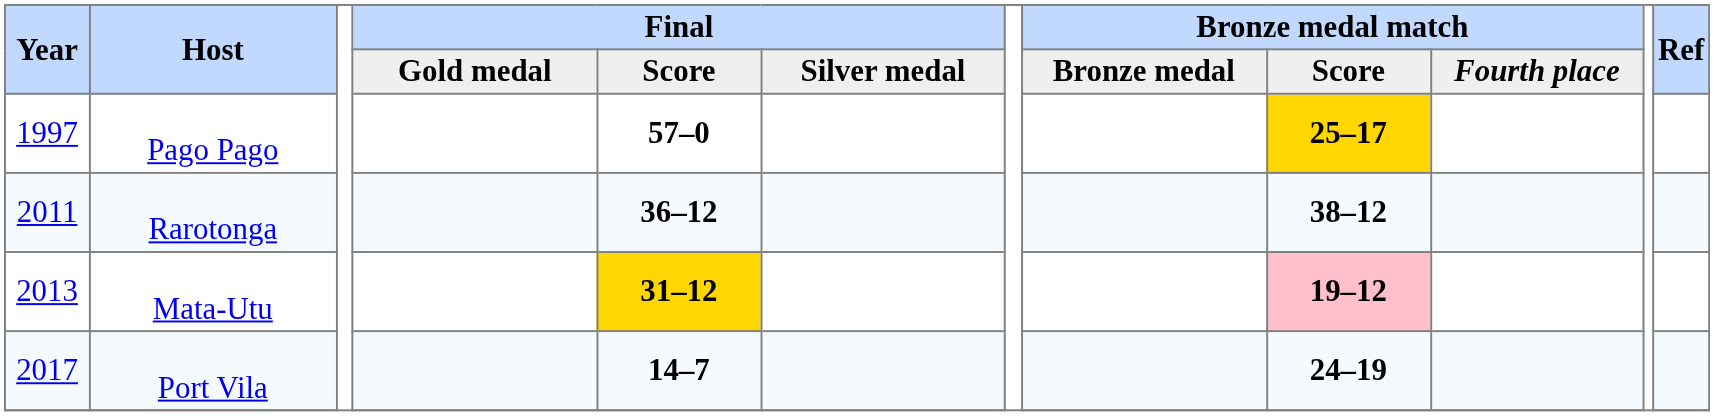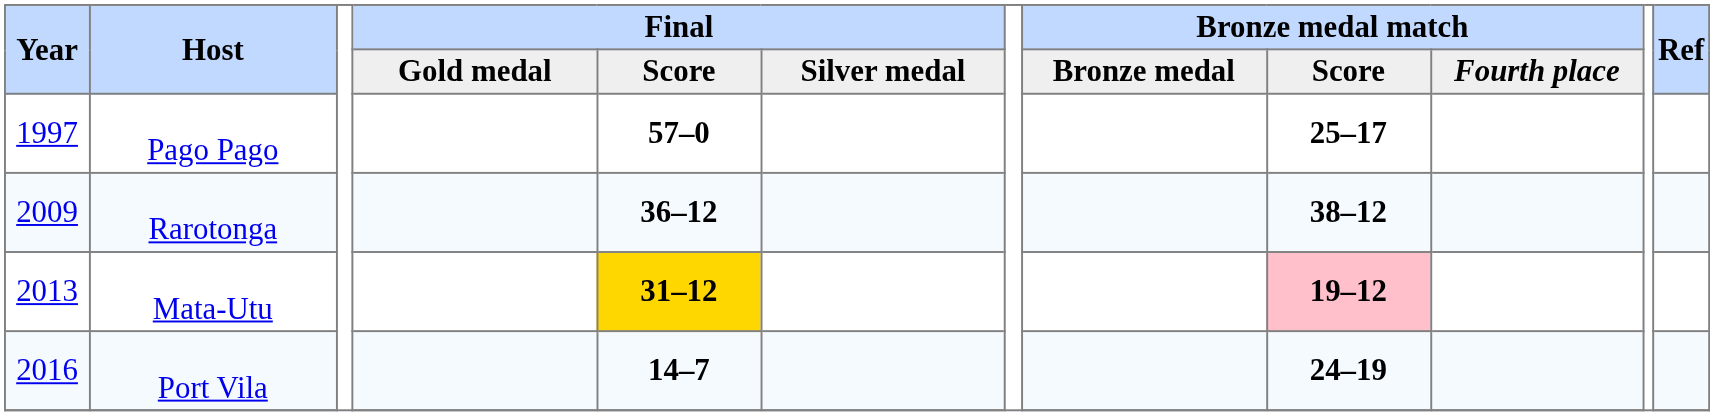(1348, 132) gold background -> (1348, 132) no background
(47, 211) 2011 -> (47, 211) 2009
(47, 370) 2017 -> (47, 370) 2016
